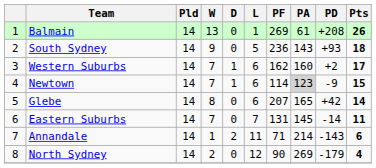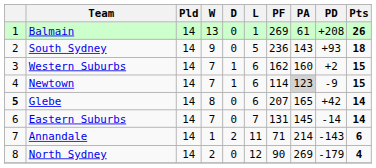(359, 66) 17 -> (359, 66) 15
(15, 101) normal -> (15, 101) bold
(359, 119) 11 -> (359, 119) 14
